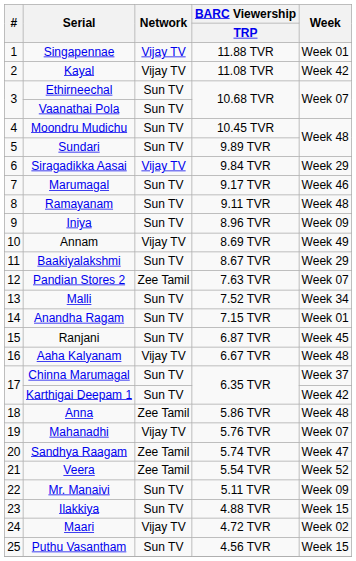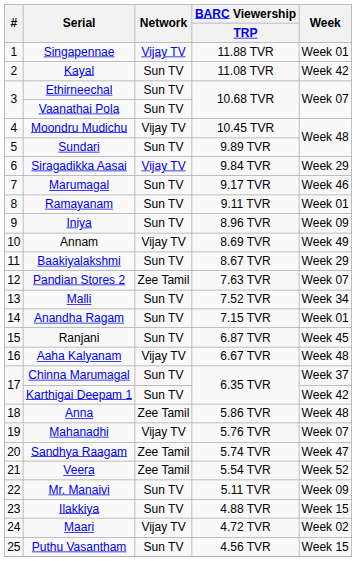(164, 71) Vijay TV -> (164, 71) Sun TV
(164, 128) Sun TV -> (164, 128) Vijay TV
(325, 204) Week 48 -> (325, 204) Week 01
